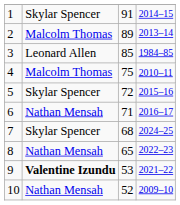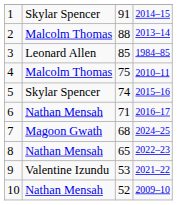(127, 33) 89 -> (124, 33) 88
(127, 92) 72 -> (124, 92) 74
(63, 131) Skylar Spencer -> (64, 131) Magoon Gwath
(70, 170) bold -> (67, 170) normal
